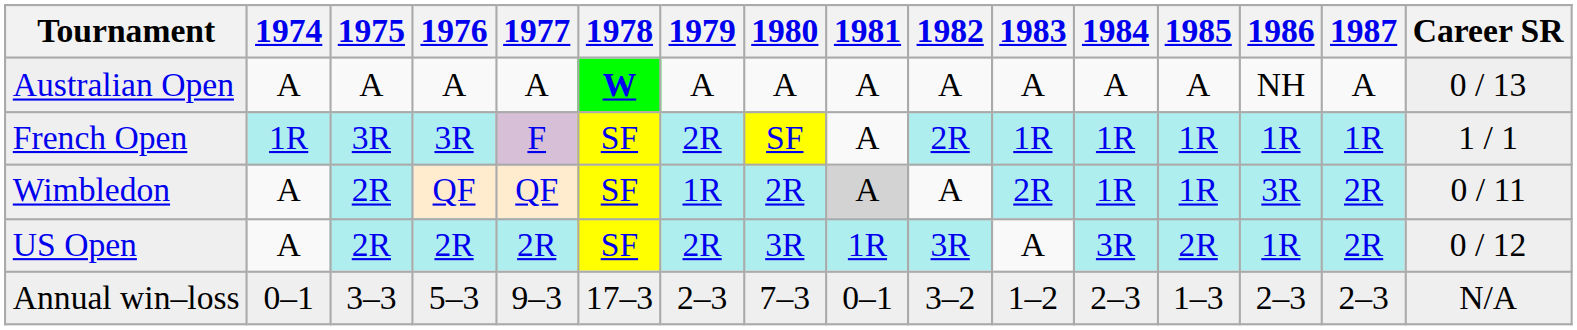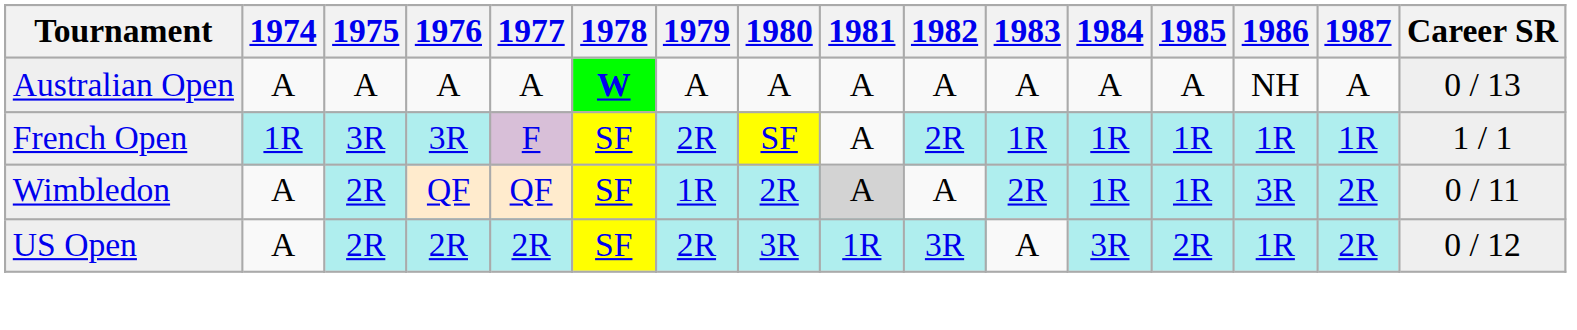- row: (126, 297)
